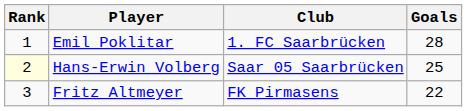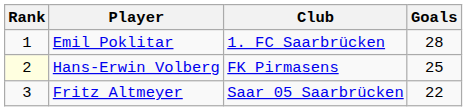(315, 68) Saar 05 Saarbrücken -> (283, 68) FK Pirmasens
(283, 93) FK Pirmasens -> (315, 93) Saar 05 Saarbrücken
